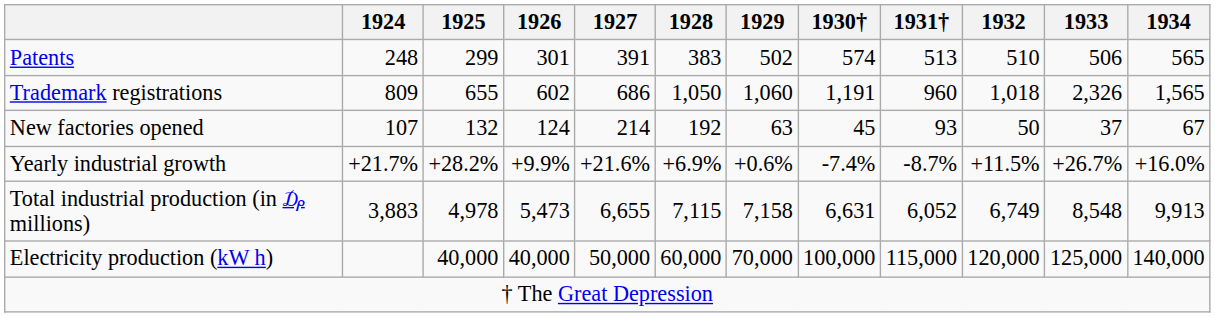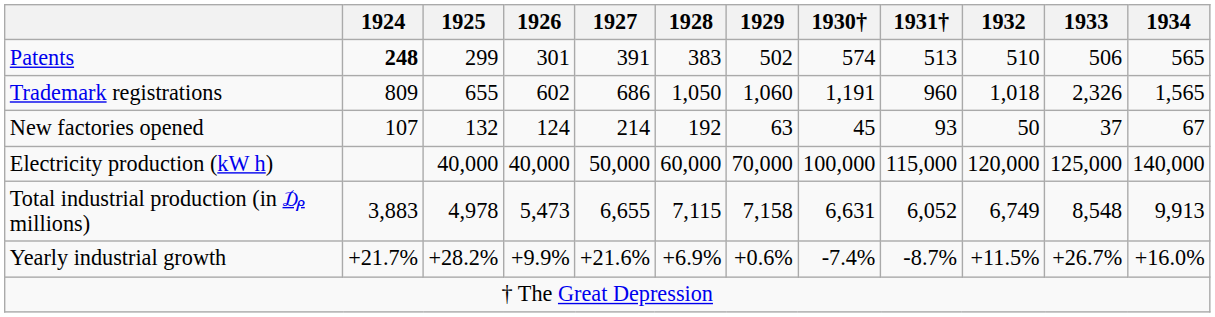(401, 57) normal -> (401, 57) bold
rows swapped: (141, 258) <-> (118, 163)
